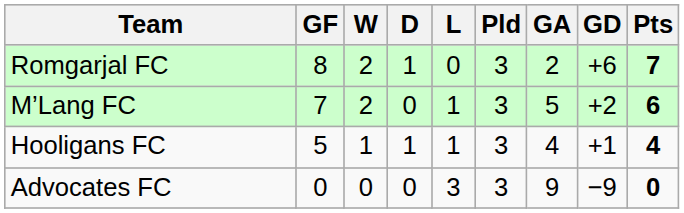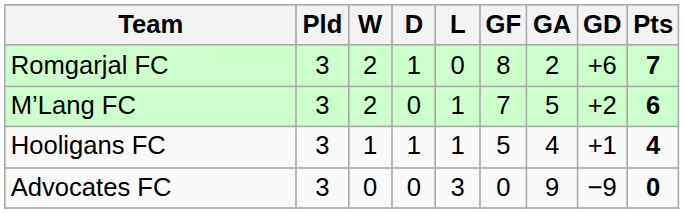columns swapped: (501, 24) <-> (320, 24)
